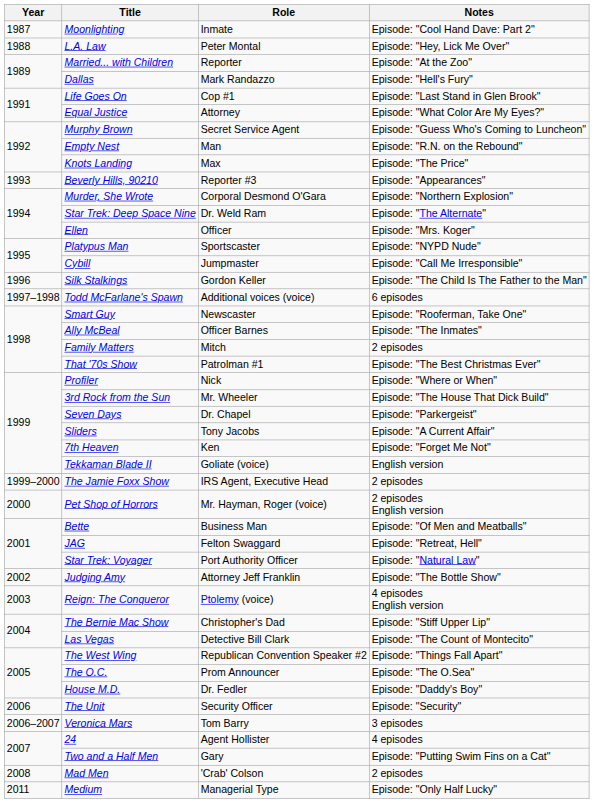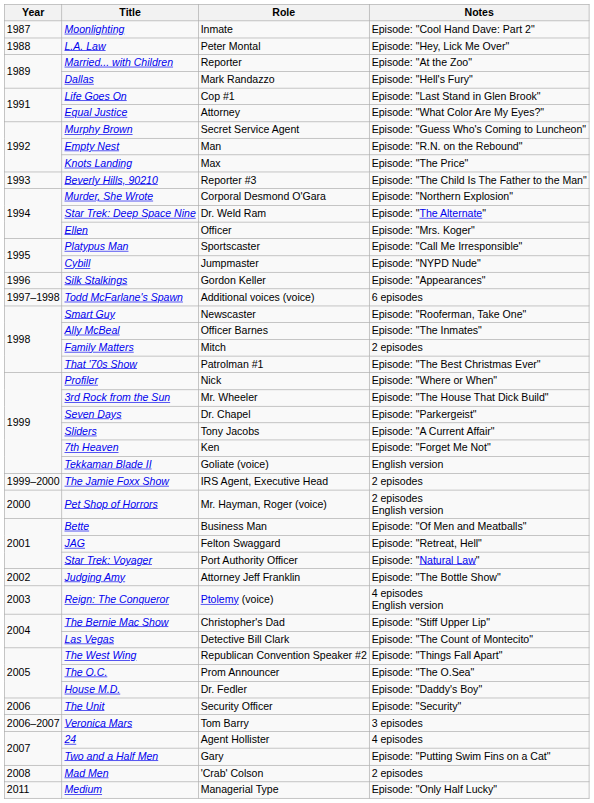(429, 180) Episode: "Appearances" -> (479, 180) Episode: "The Child Is The Father to the Man"
(426, 247) Episode: "NYPD Nude" -> (447, 247) Episode: "Call Me Irresponsible"
(447, 264) Episode: "Call Me Irresponsible" -> (426, 264) Episode: "NYPD Nude"
(479, 280) Episode: "The Child Is The Father to the Man" -> (429, 280) Episode: "Appearances"
